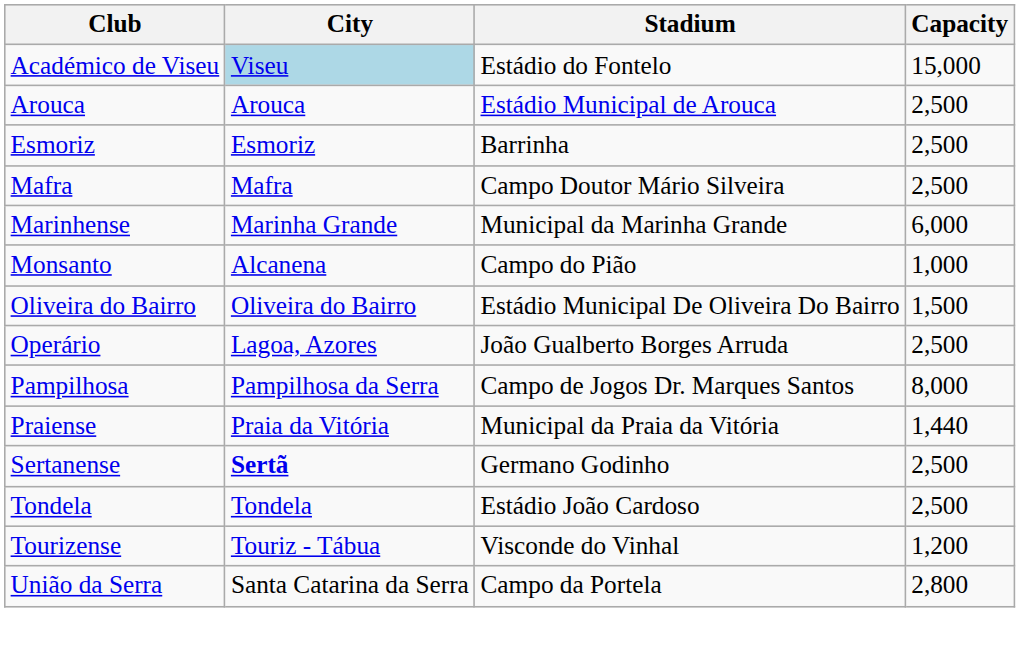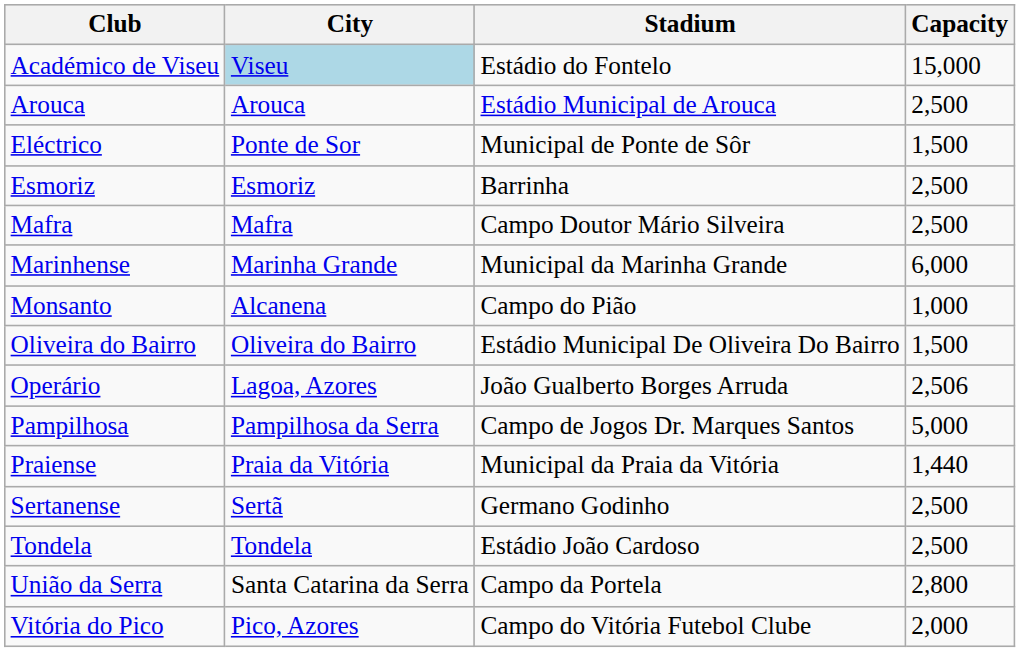+ row: (56, 144)
(940, 345) 2,500 -> (940, 385) 2,506
(940, 385) 8,000 -> (940, 425) 5,000
(260, 465) bold -> (257, 505) normal
- row: (66, 545)
+ row: (87, 625)
